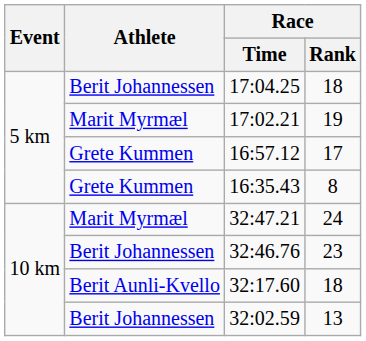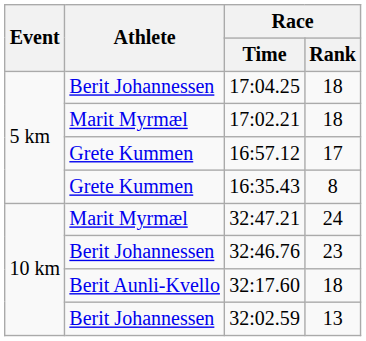(333, 120) 19 -> (333, 120) 18
